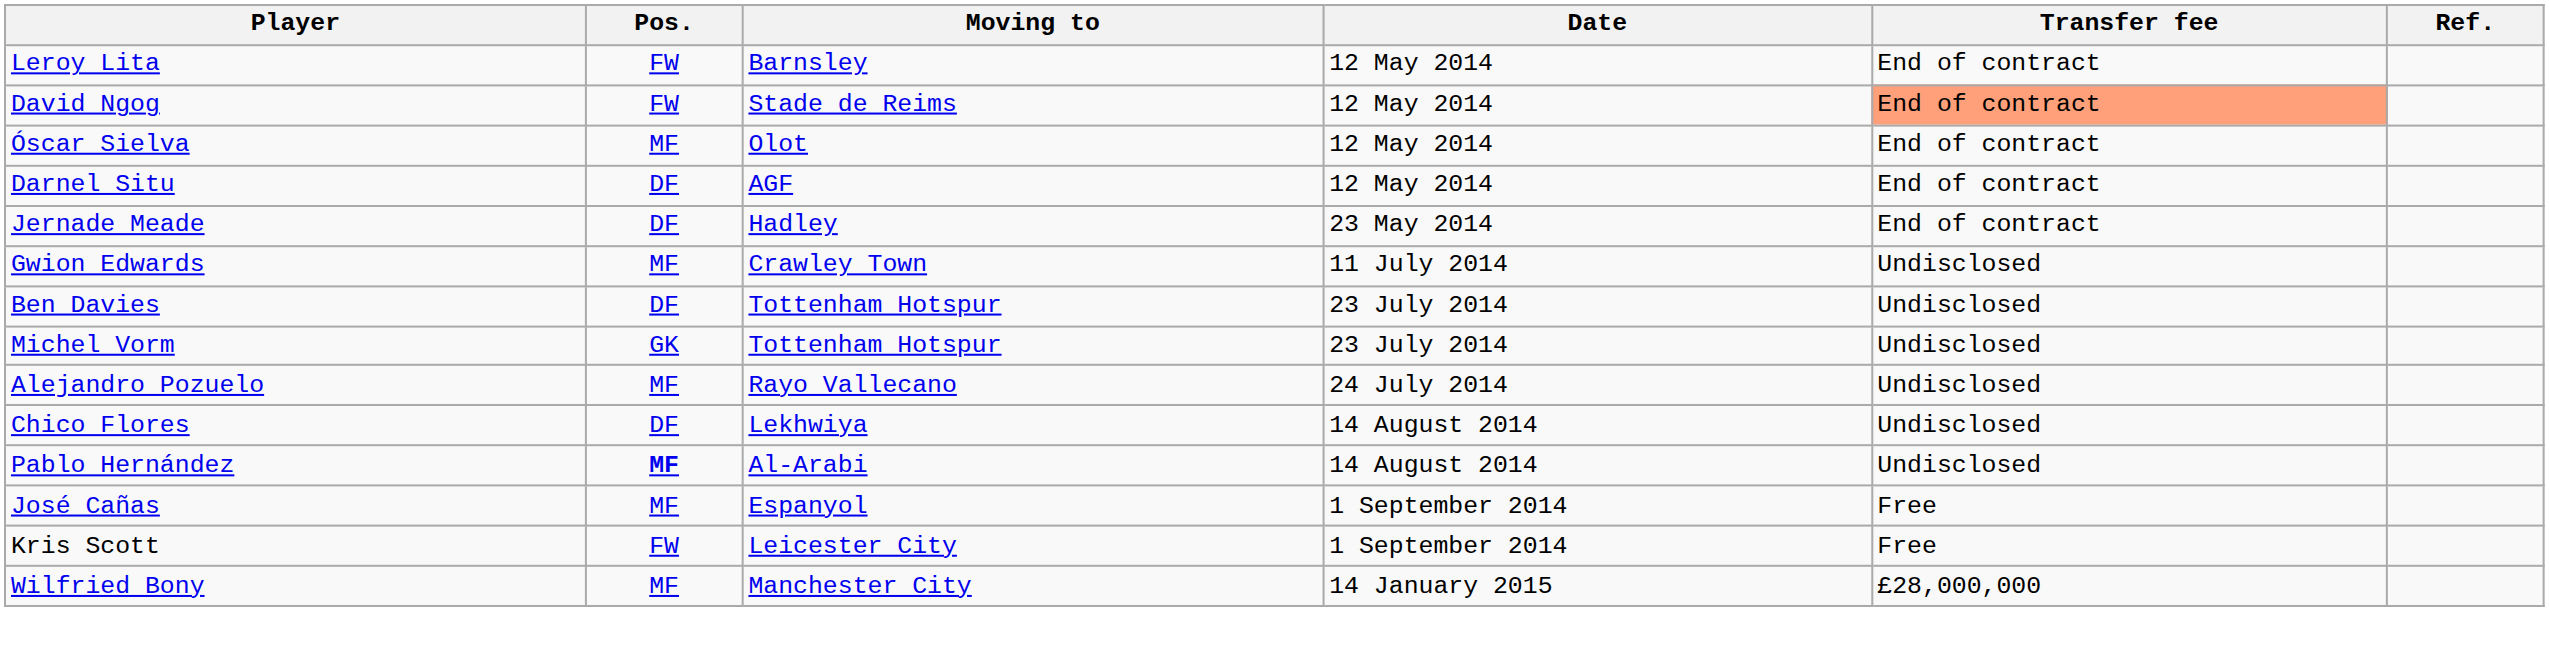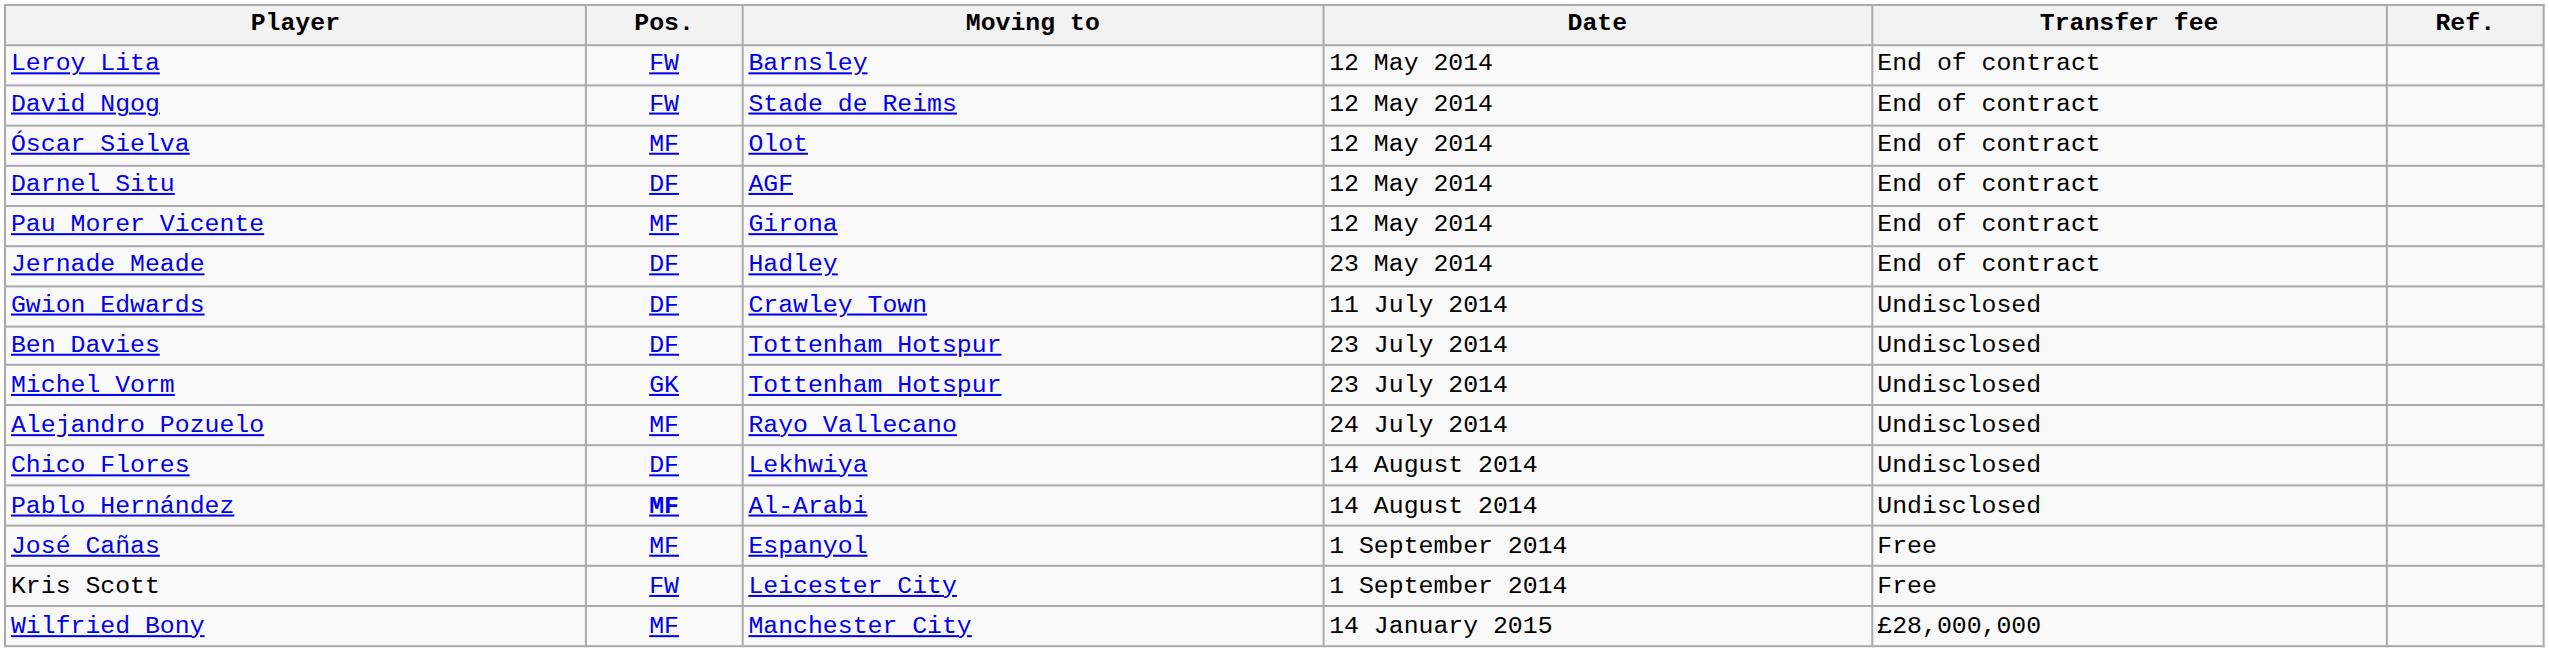(1989, 106) lightsalmon background -> (1989, 106) no background
+ row: (138, 226)
(664, 266) MF -> (664, 306) DF
